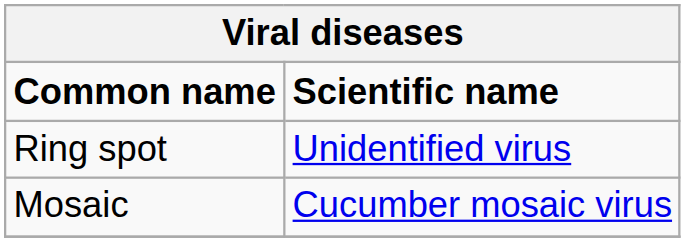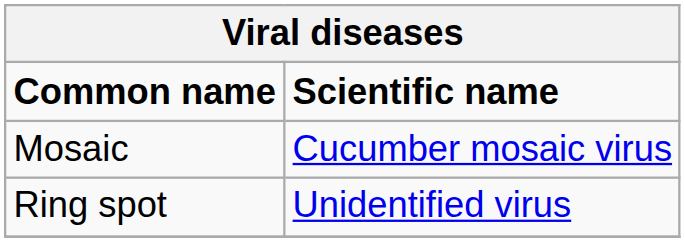rows swapped: (71, 206) <-> (90, 148)
